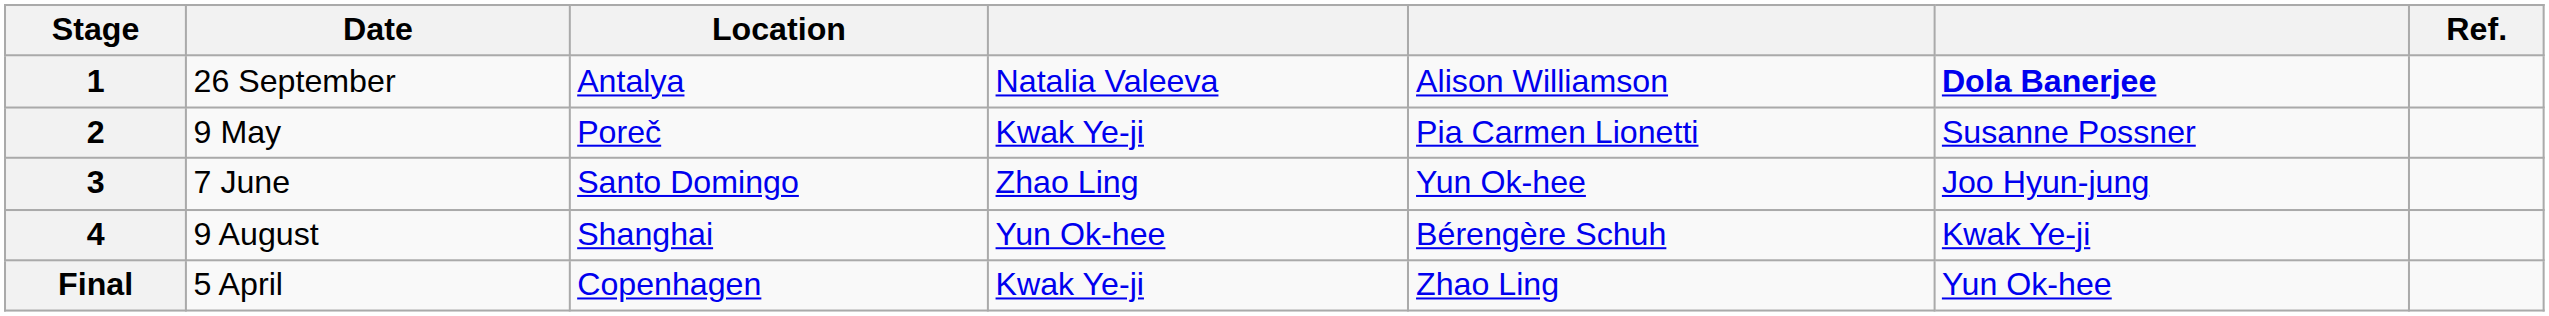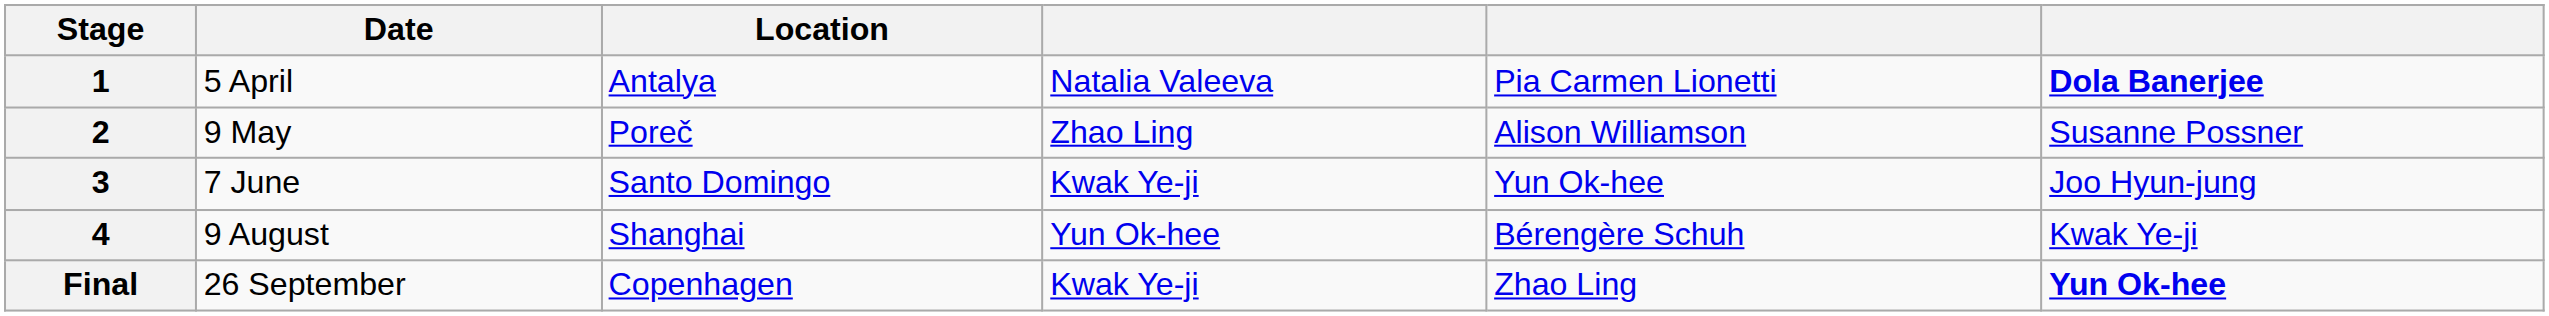- column: (2477, 30)
(295, 81) 26 September -> (248, 81) 5 April
(1542, 81) Alison Williamson -> (1635, 81) Pia Carmen Lionetti
(1070, 132) Kwak Ye-ji -> (1122, 132) Zhao Ling
(1557, 132) Pia Carmen Lionetti -> (1620, 132) Alison Williamson
(1067, 183) Zhao Ling -> (1124, 183) Kwak Ye-ji
(238, 285) 5 April -> (305, 285) 26 September
(2027, 285) normal -> (2138, 285) bold
